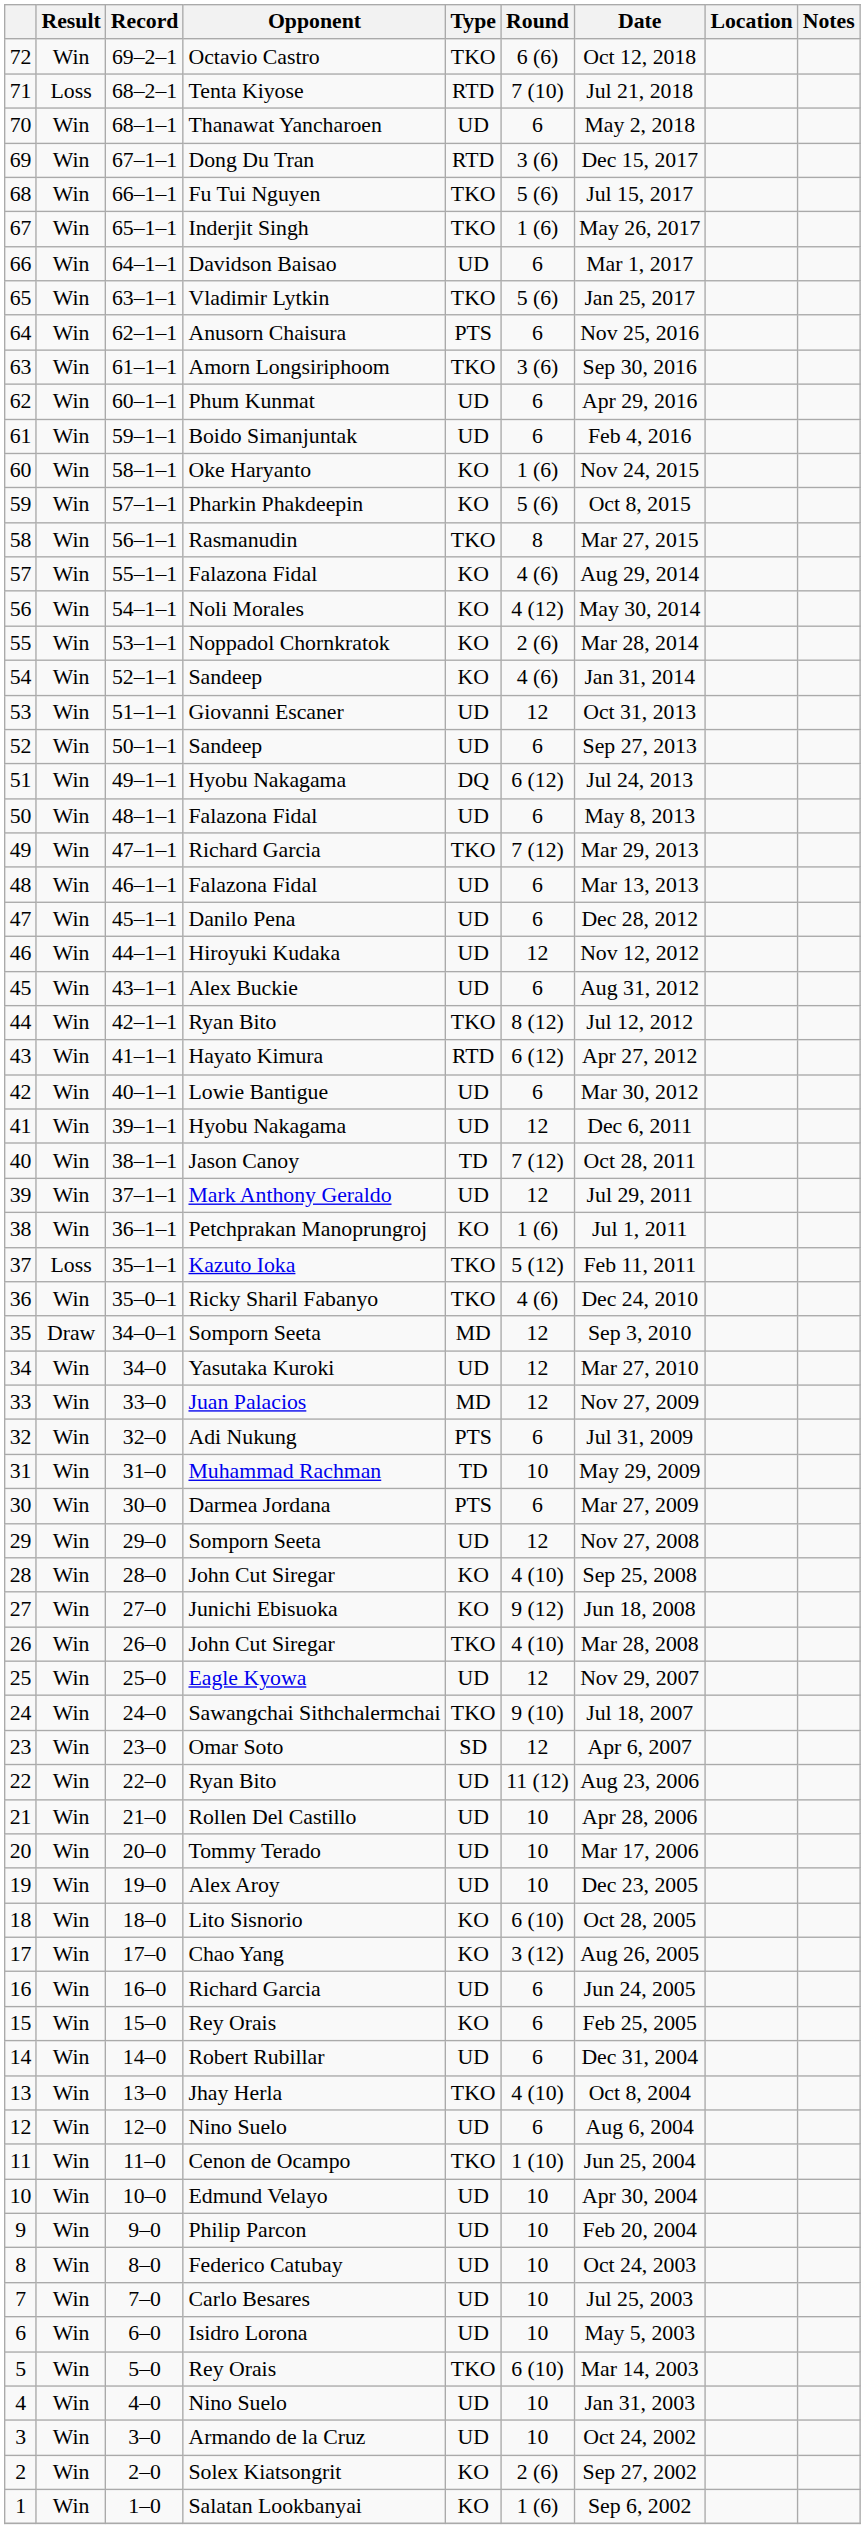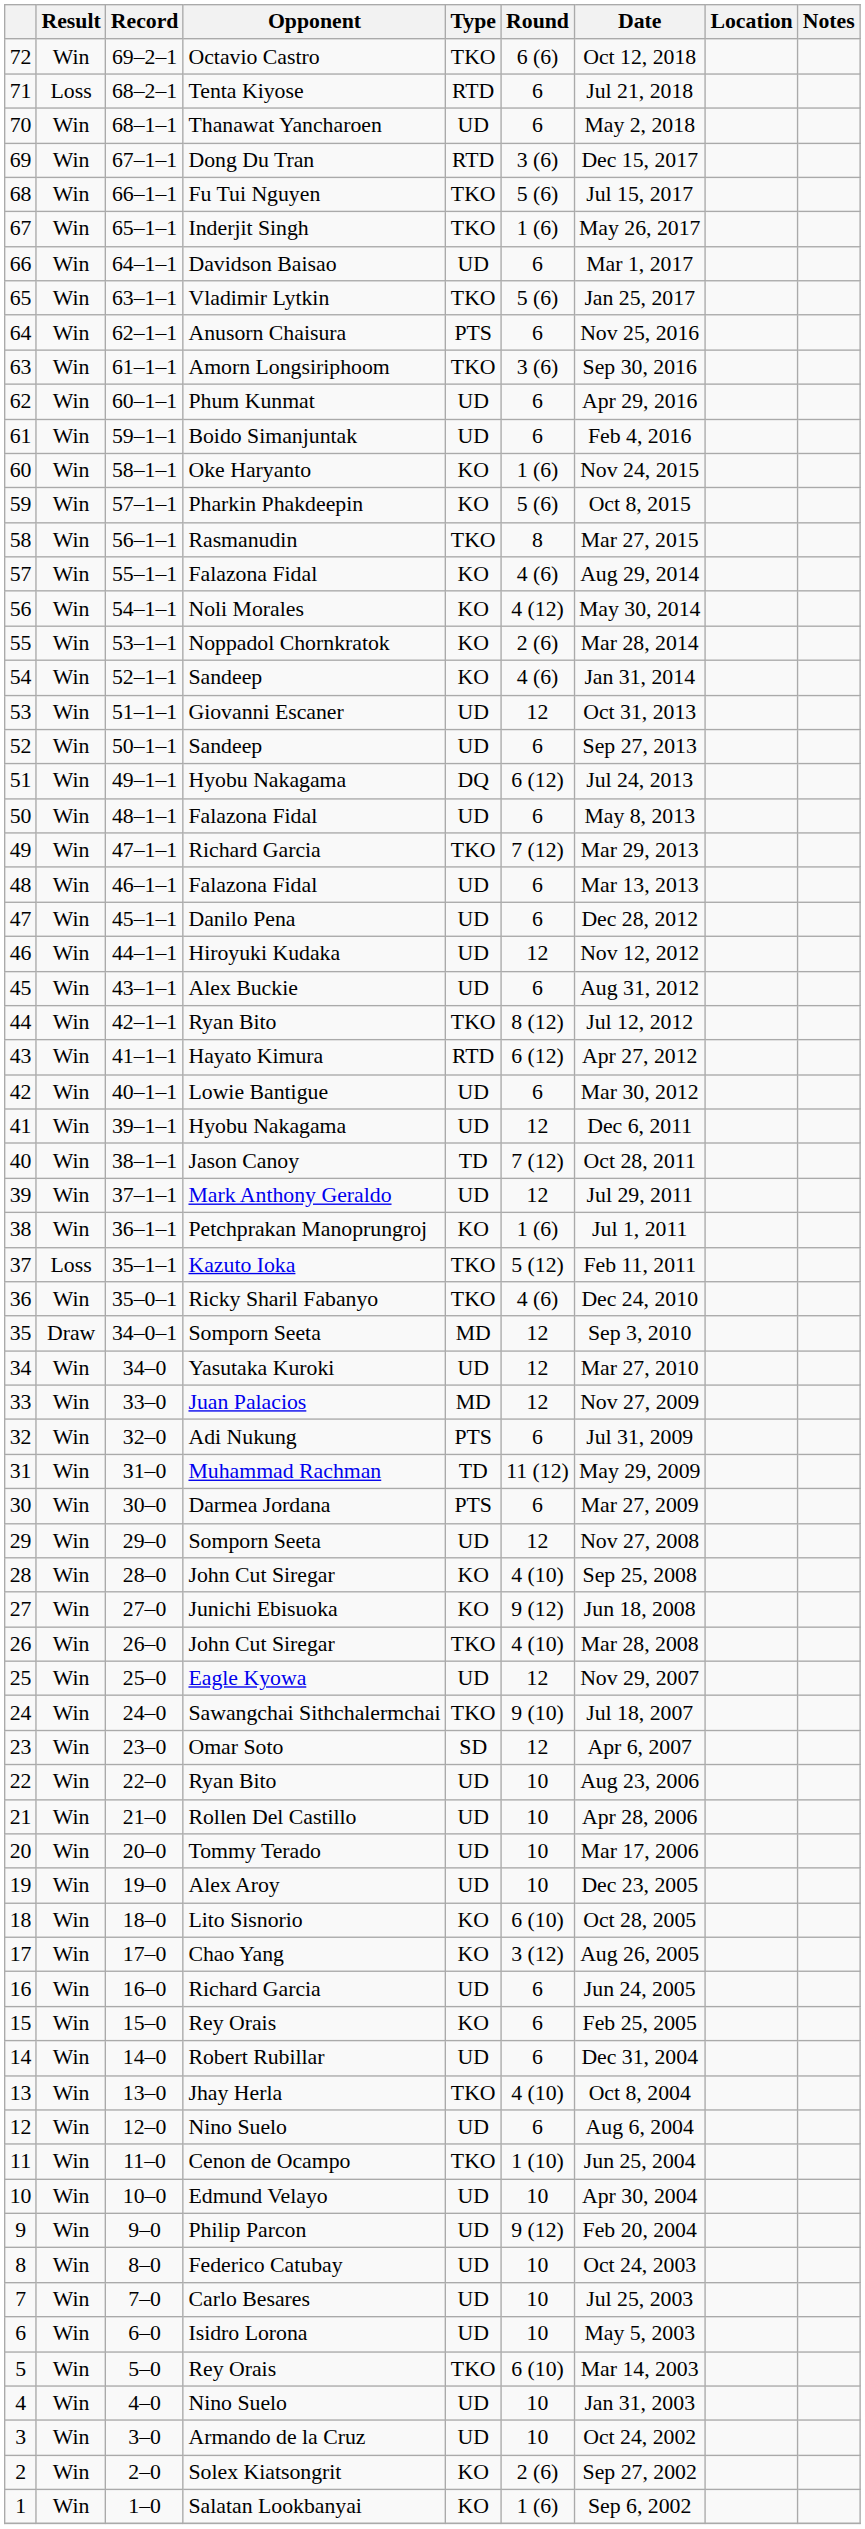(537, 90) 7 (10) -> (537, 90) 6
(537, 1471) 10 -> (537, 1471) 11 (12)
(537, 1781) 11 (12) -> (537, 1781) 10
(537, 2230) 10 -> (537, 2230) 9 (12)
